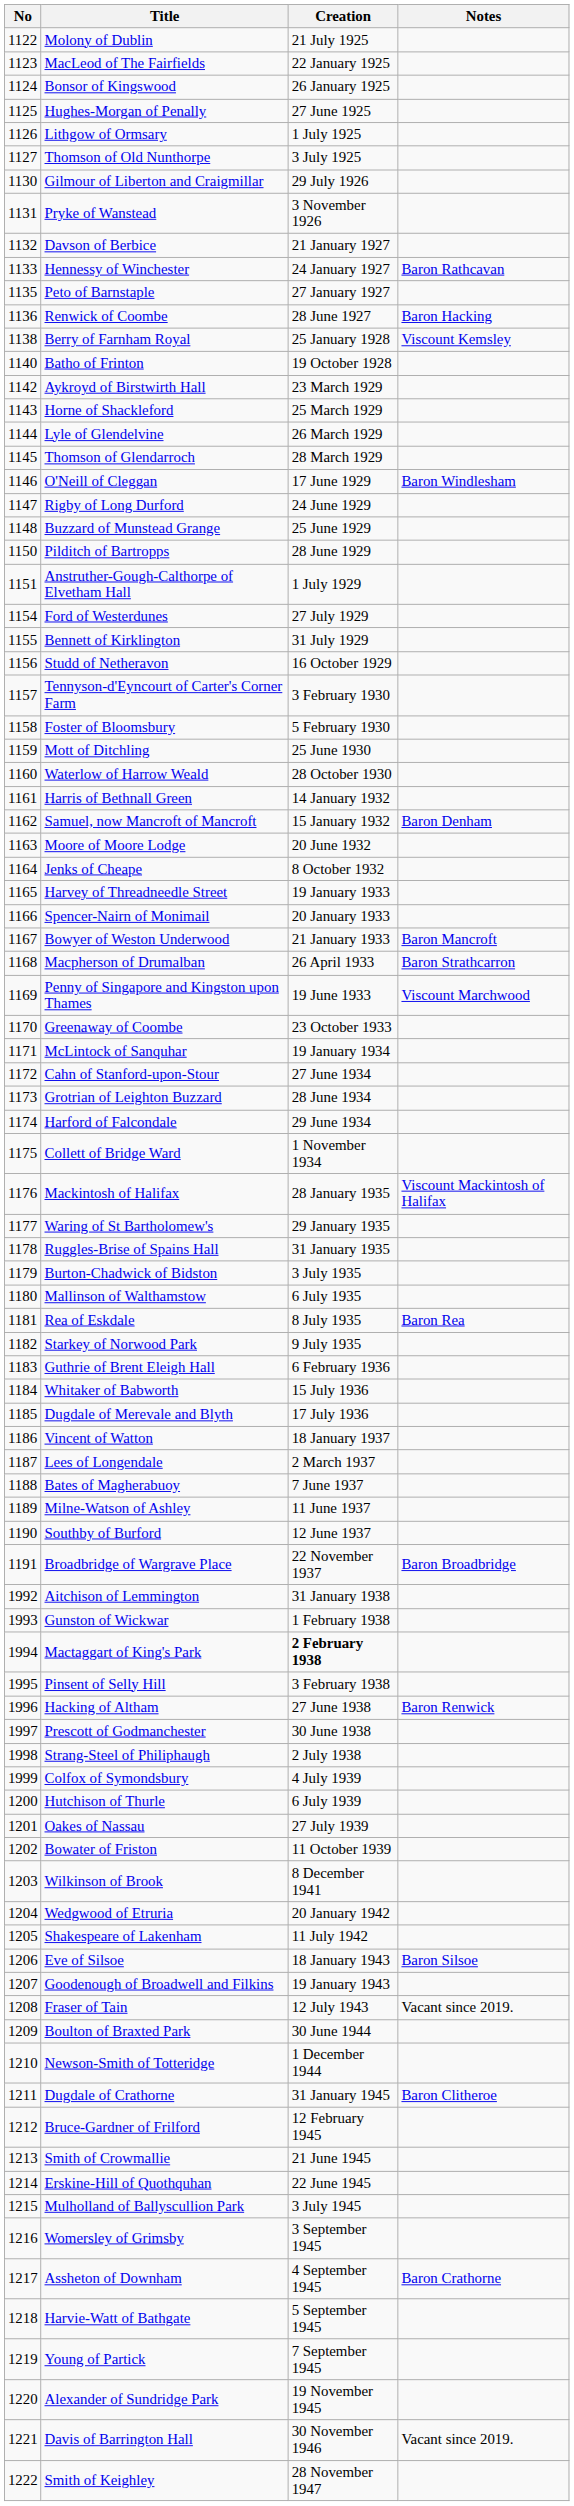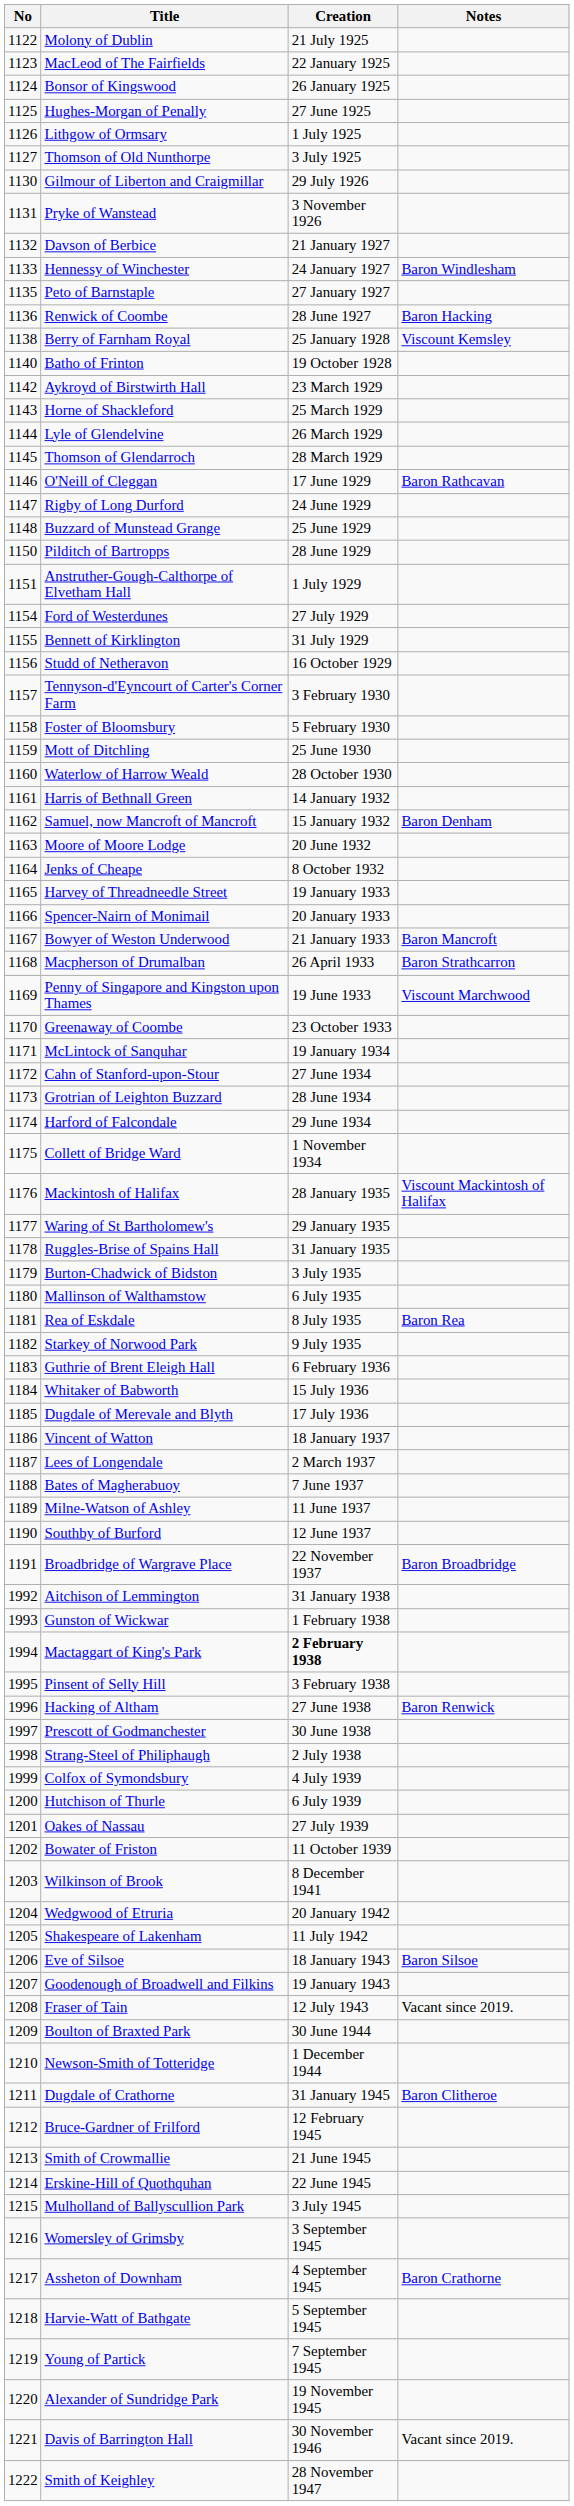(453, 269) Baron Rathcavan -> (459, 269) Baron Windlesham
(459, 481) Baron Windlesham -> (453, 481) Baron Rathcavan
